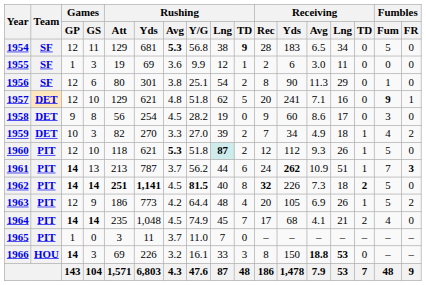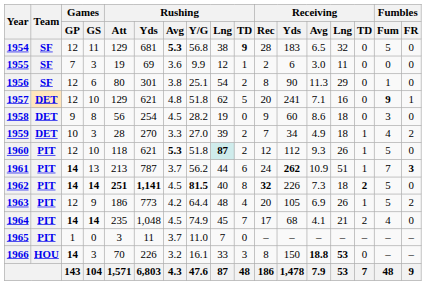(343, 47) 34 -> (343, 47) 32
(72, 64) 1 -> (72, 64) 7
(343, 116) 17 -> (343, 116) 18
(119, 133) 82 -> (119, 133) 28
(119, 254) 69 -> (119, 254) 70
